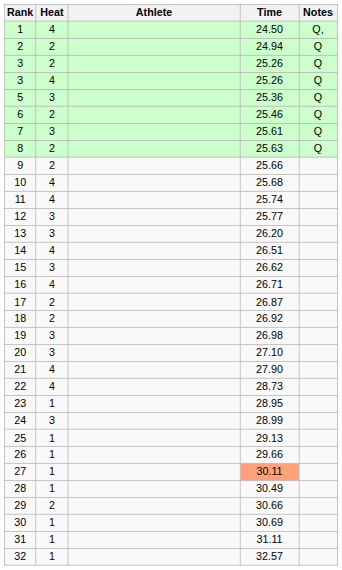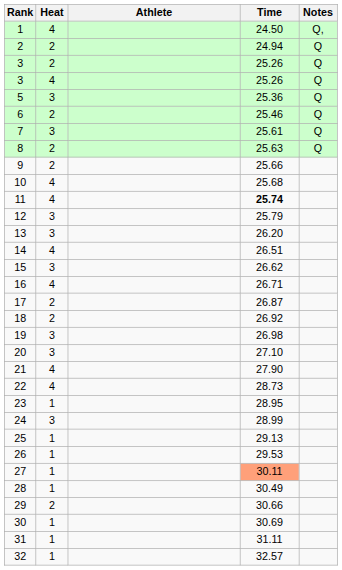(270, 200) normal -> (270, 200) bold
(270, 217) 25.77 -> (270, 217) 25.79
(270, 455) 29.66 -> (270, 455) 29.53
